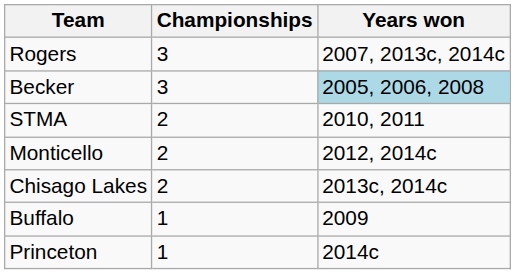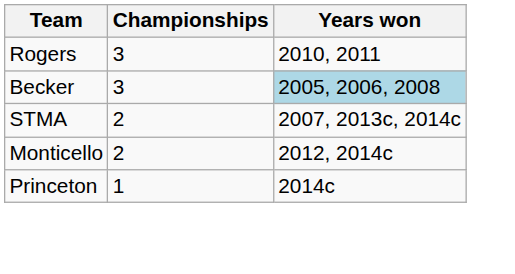(414, 53) 2007, 2013c, 2014c -> (330, 53) 2010, 2011
(374, 119) 2010, 2011 -> (370, 119) 2007, 2013c, 2014c
- row: (78, 185)
- row: (42, 218)
